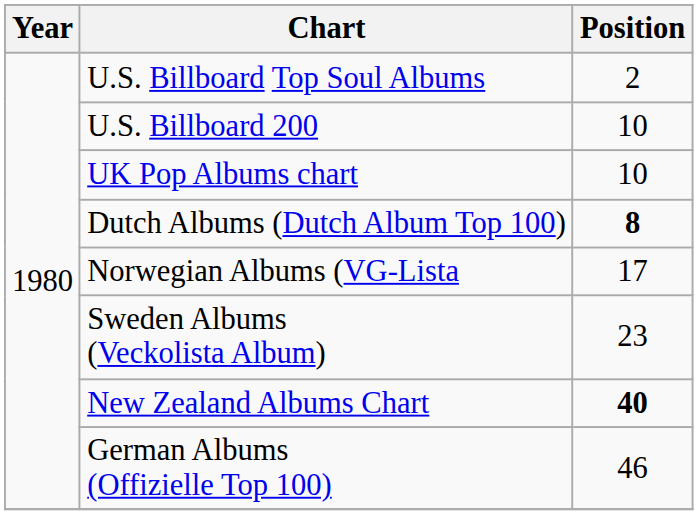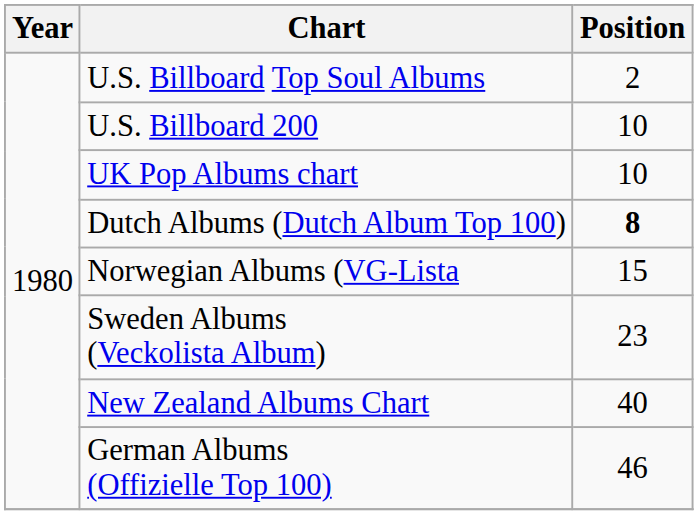(633, 271) 17 -> (633, 271) 15
(633, 402) bold -> (633, 402) normal
